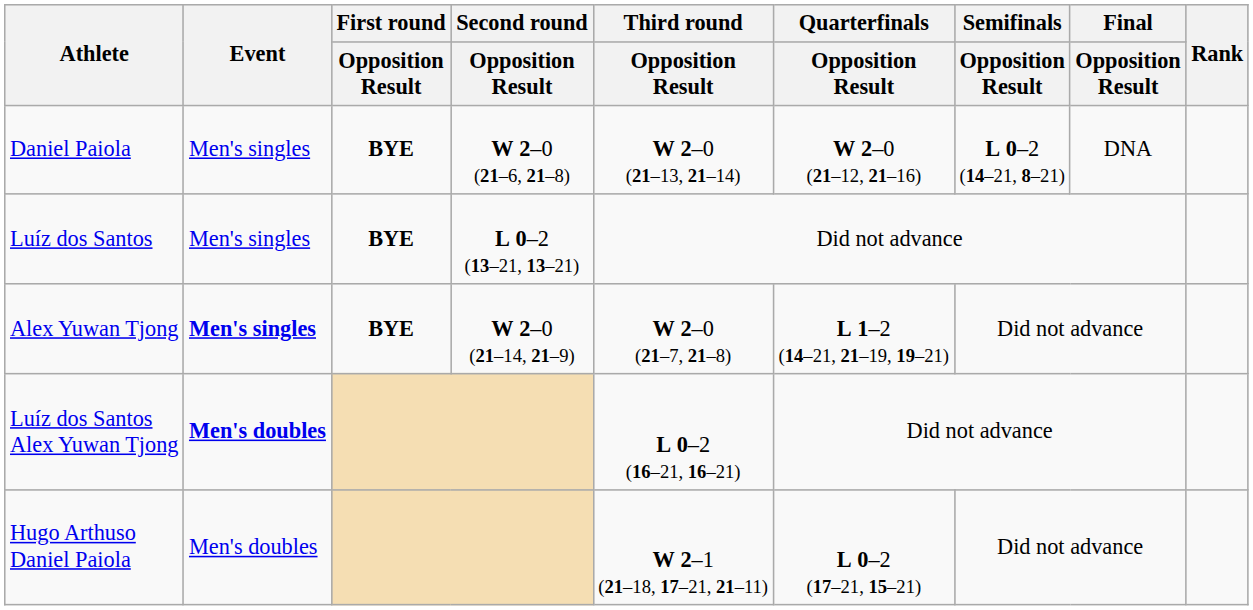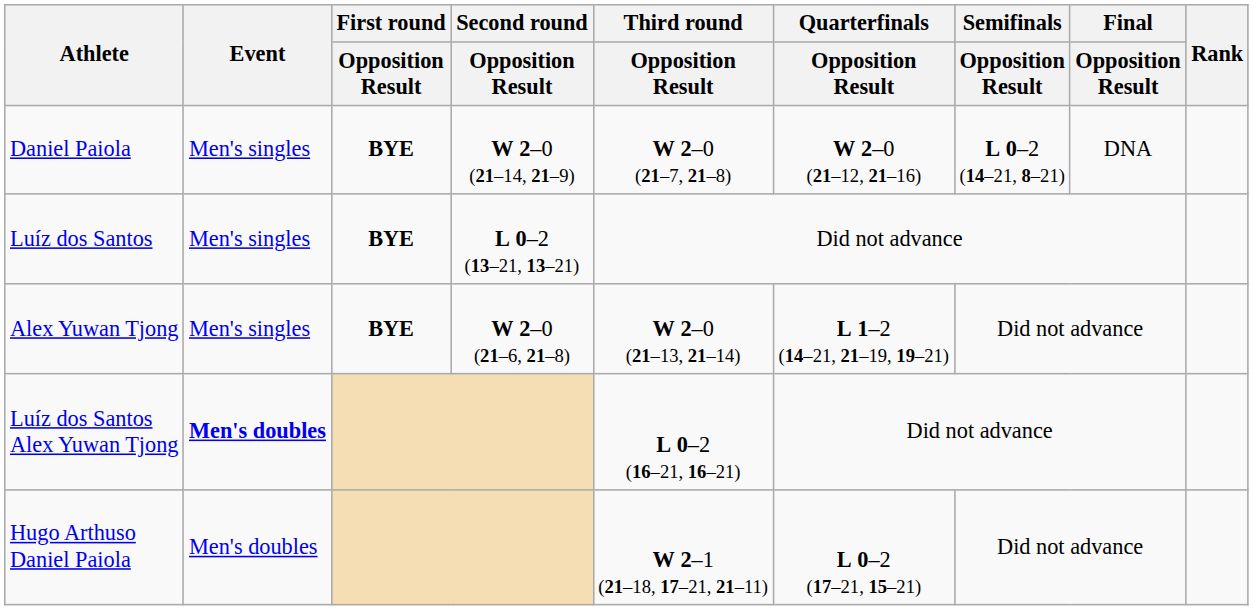(522, 162) W 2–0 (21–6, 21–8) -> (522, 162) W 2–0 (21–14, 21–9)
(683, 162) W 2–0 (21–13, 21–14) -> (683, 162) W 2–0 (21–7, 21–8)
(252, 328) bold -> (250, 328) normal
(522, 341) W 2–0 (21–14, 21–9) -> (522, 341) W 2–0 (21–6, 21–8)
(683, 341) W 2–0 (21–7, 21–8) -> (683, 341) W 2–0 (21–13, 21–14)
